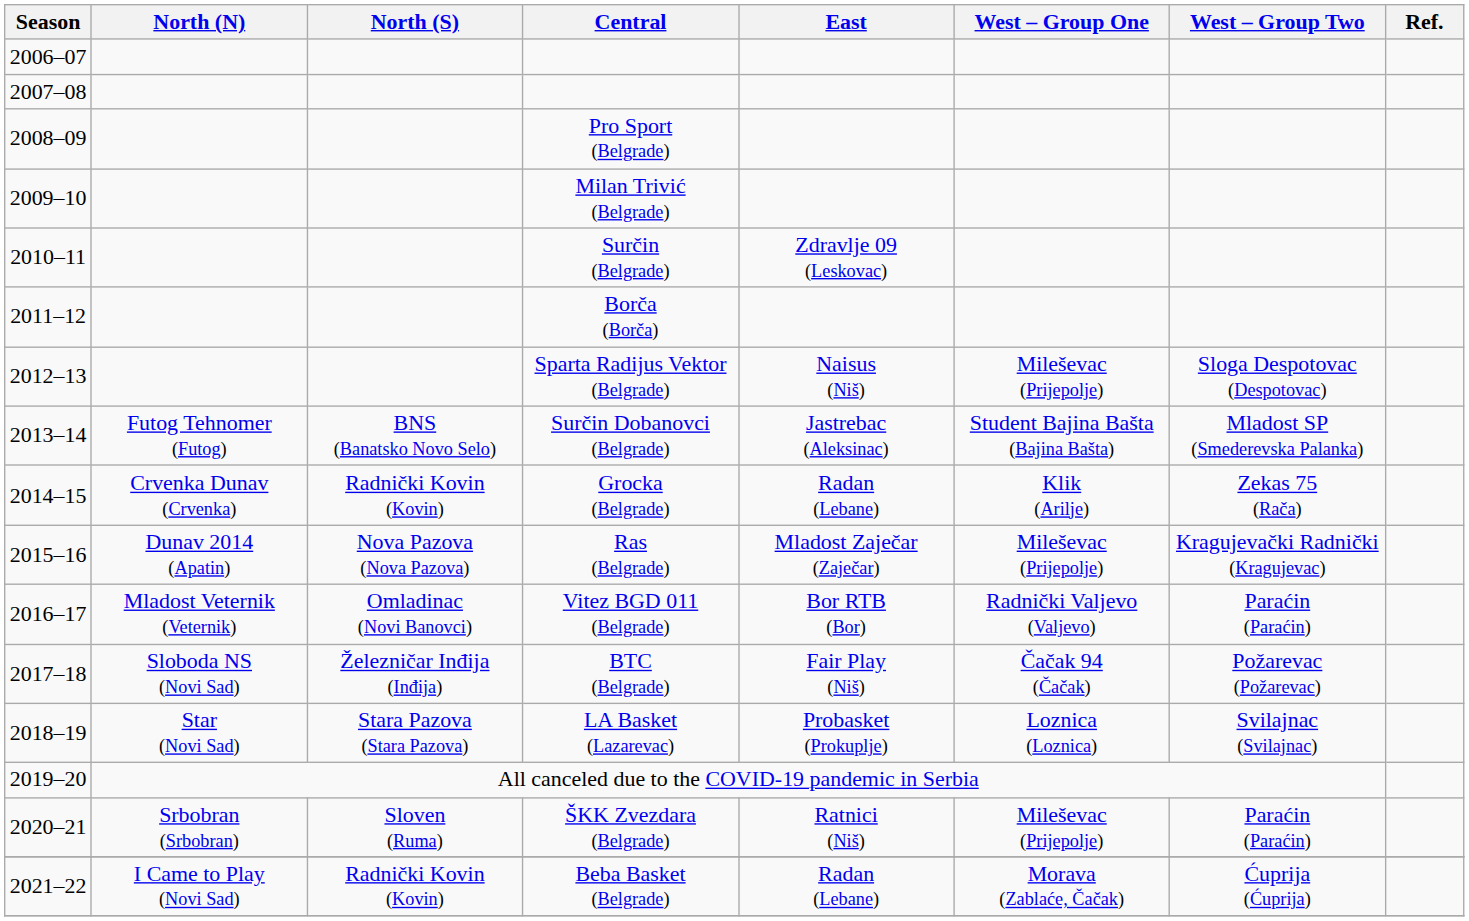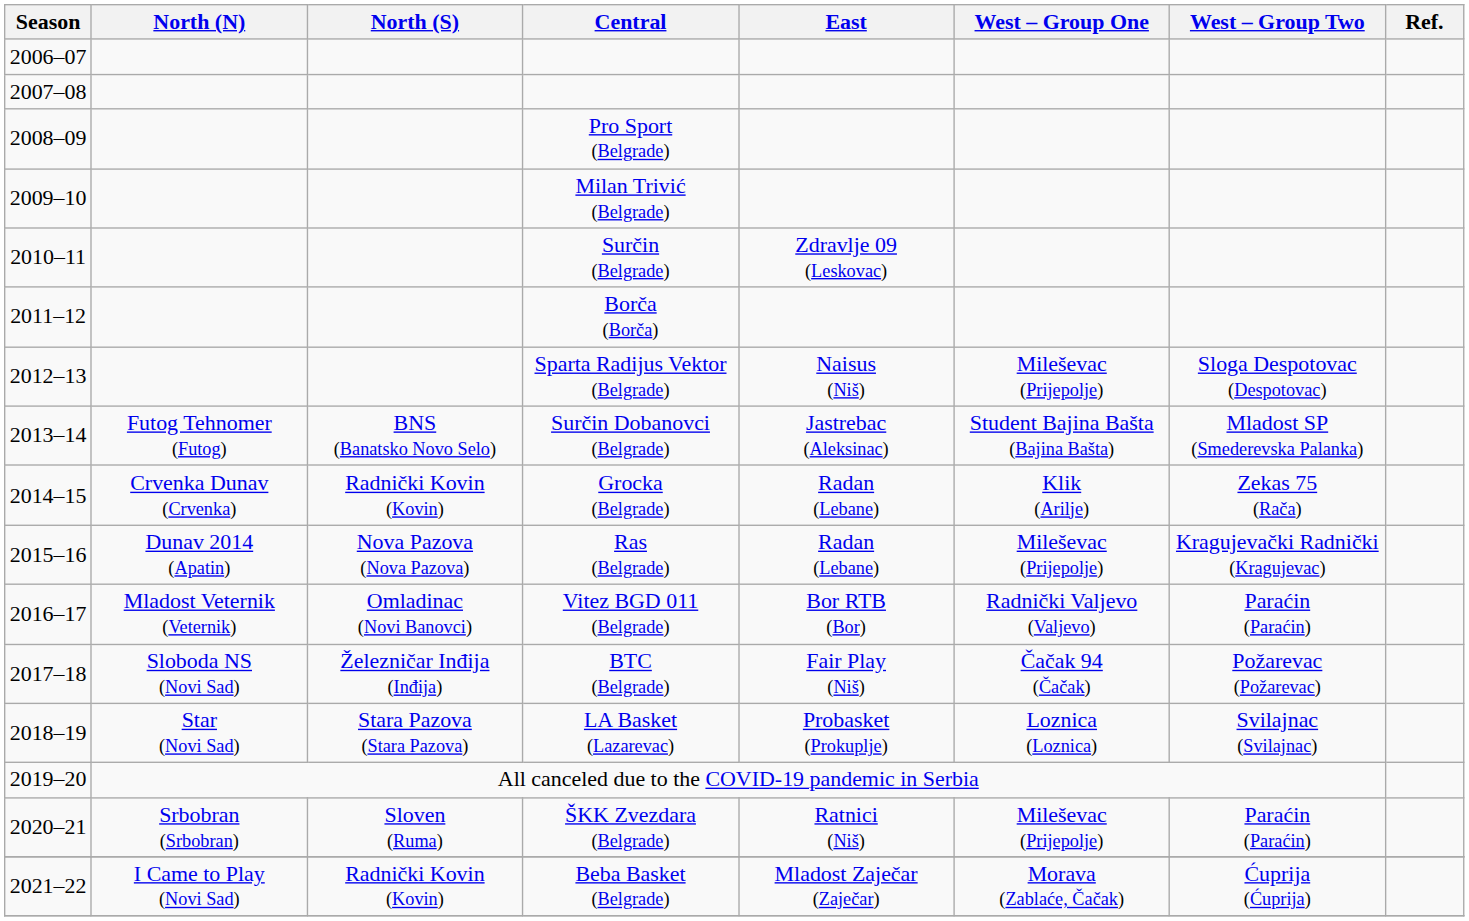(846, 554) Mladost Zaječar (Zaječar) -> (846, 554) Radan (Lebane)
(846, 886) Radan (Lebane) -> (846, 886) Mladost Zaječar (Zaječar)
